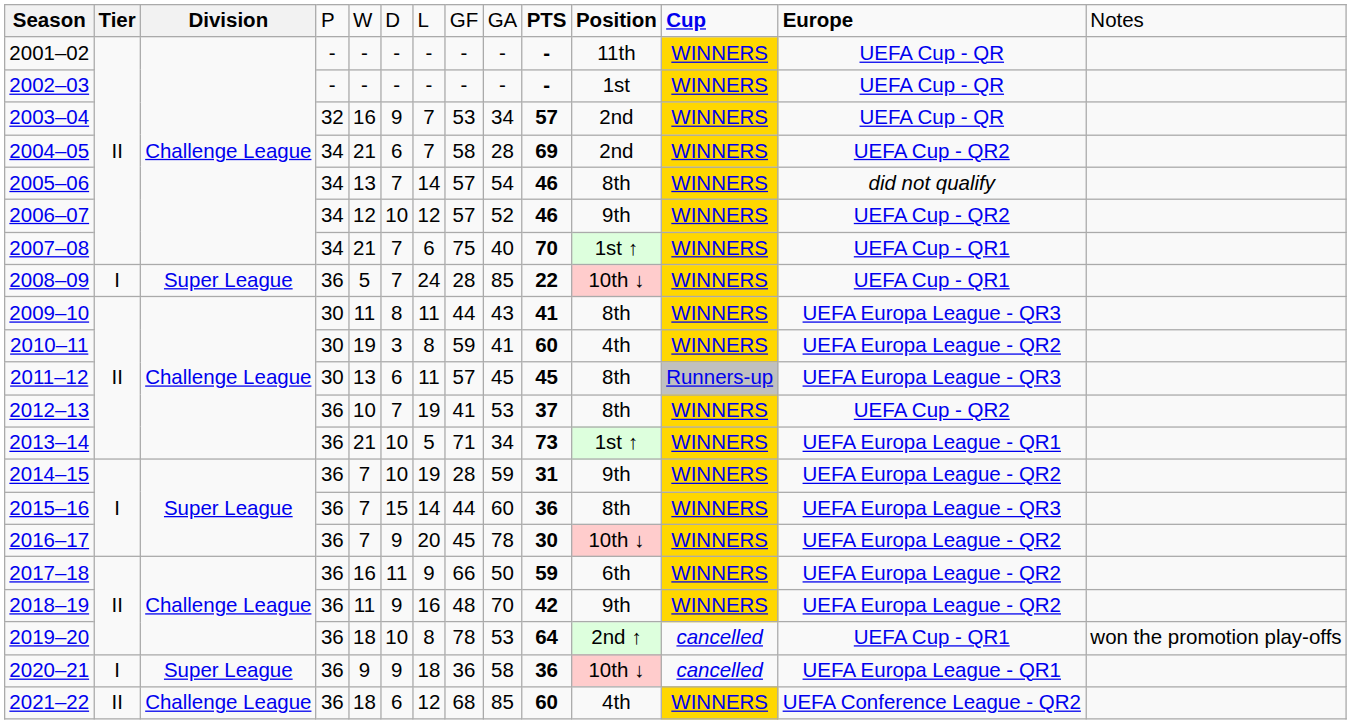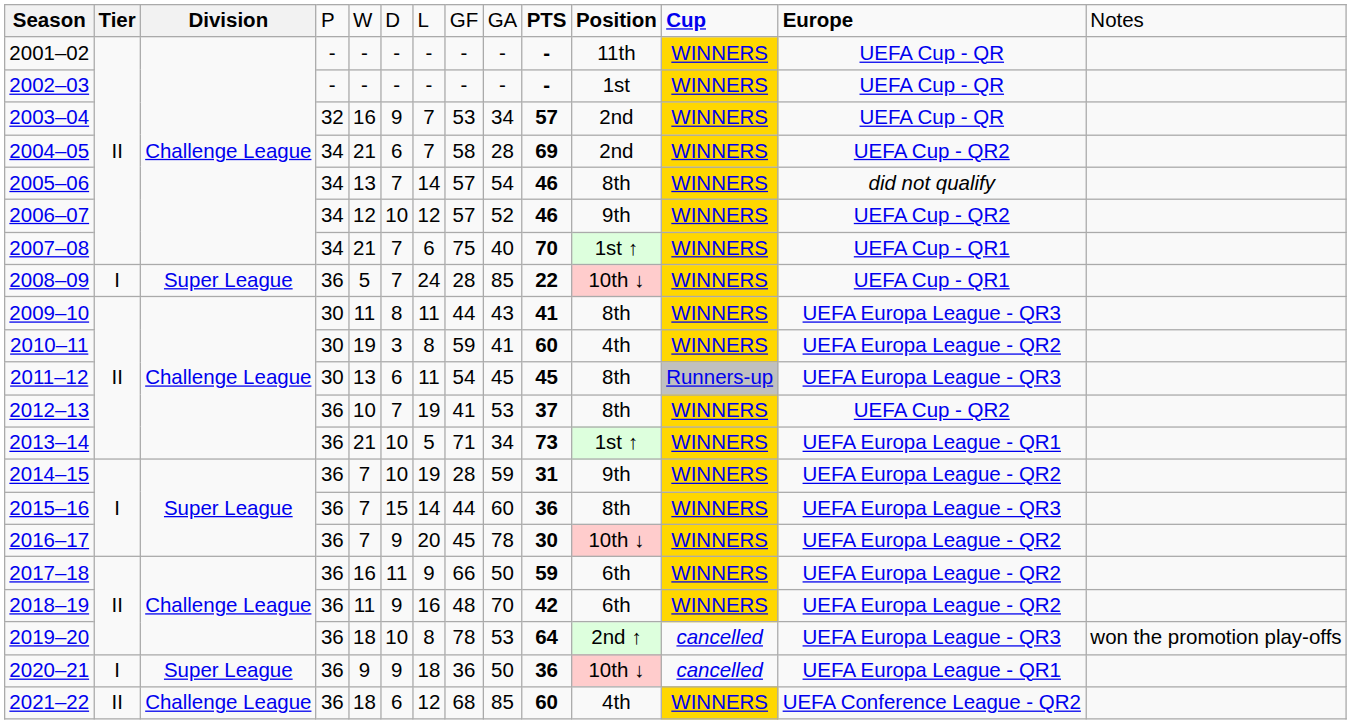(464, 378) 57 -> (464, 378) 54
(616, 605) 9th -> (616, 605) 6th
(932, 637) UEFA Cup - QR1 -> (932, 637) UEFA Europa League - QR3
(502, 670) 58 -> (502, 670) 50
